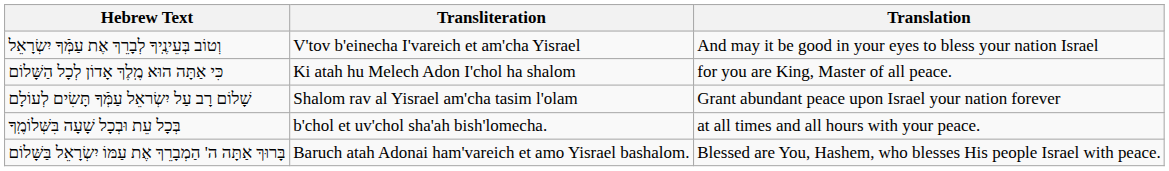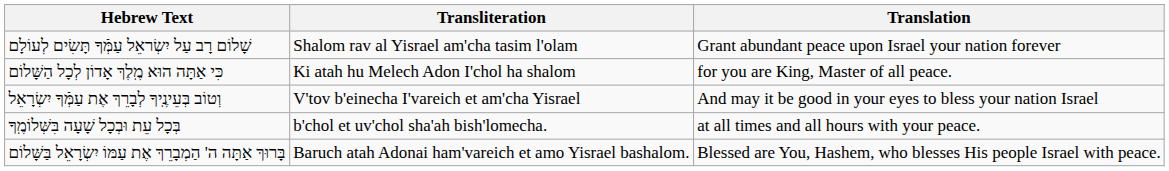rows swapped: (130, 98) <-> (115, 44)
